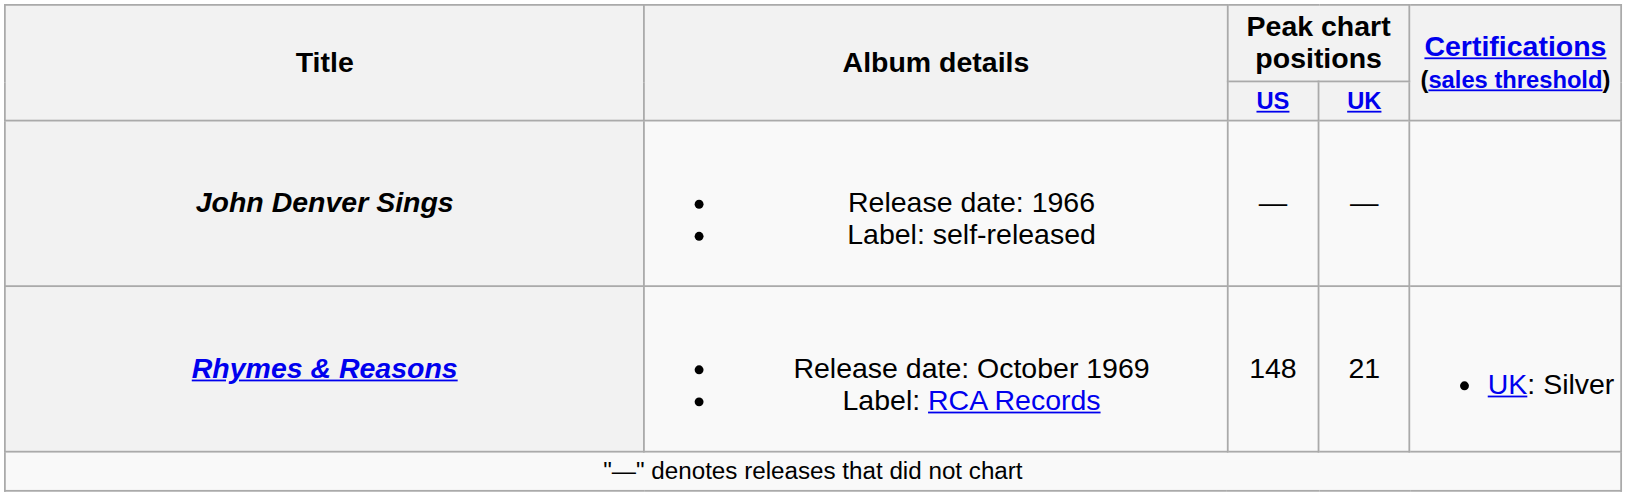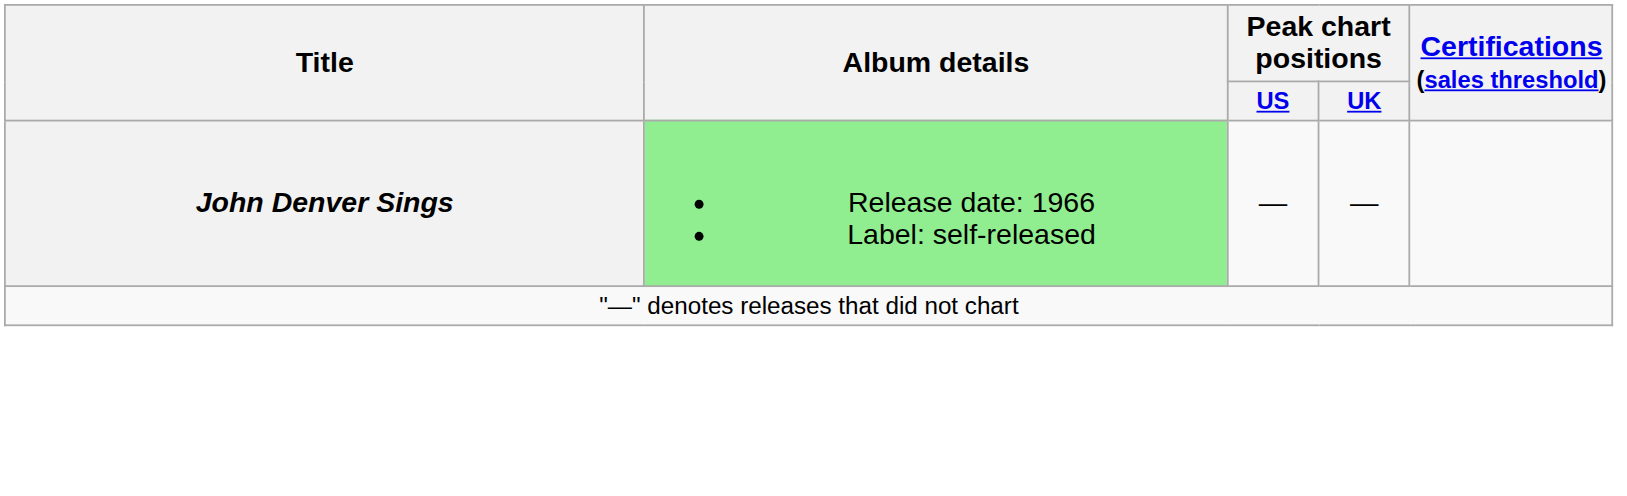(936, 219) no background -> (936, 219) lightgreen background
- row: (325, 368)
